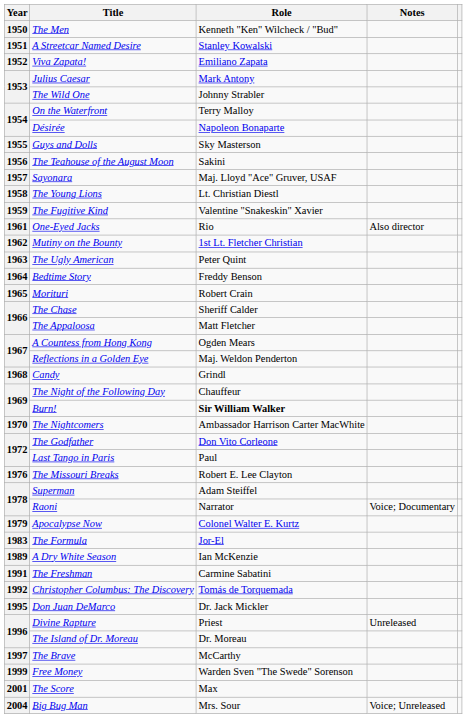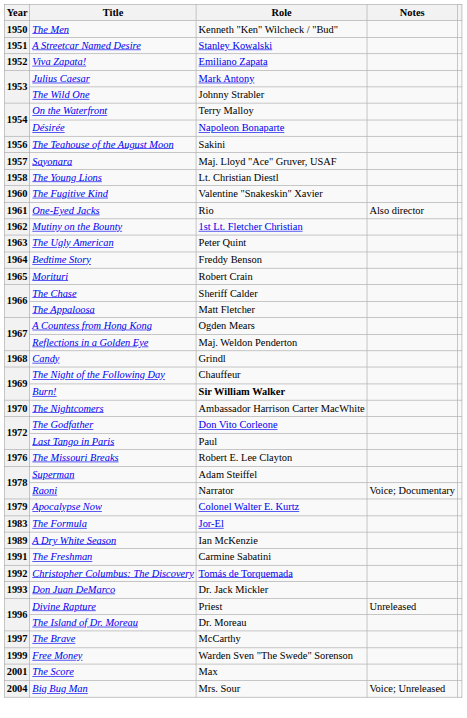- row: (65, 144)
(17, 210) 1959 -> (17, 194) 1960
(17, 606) 1995 -> (17, 590) 1993
